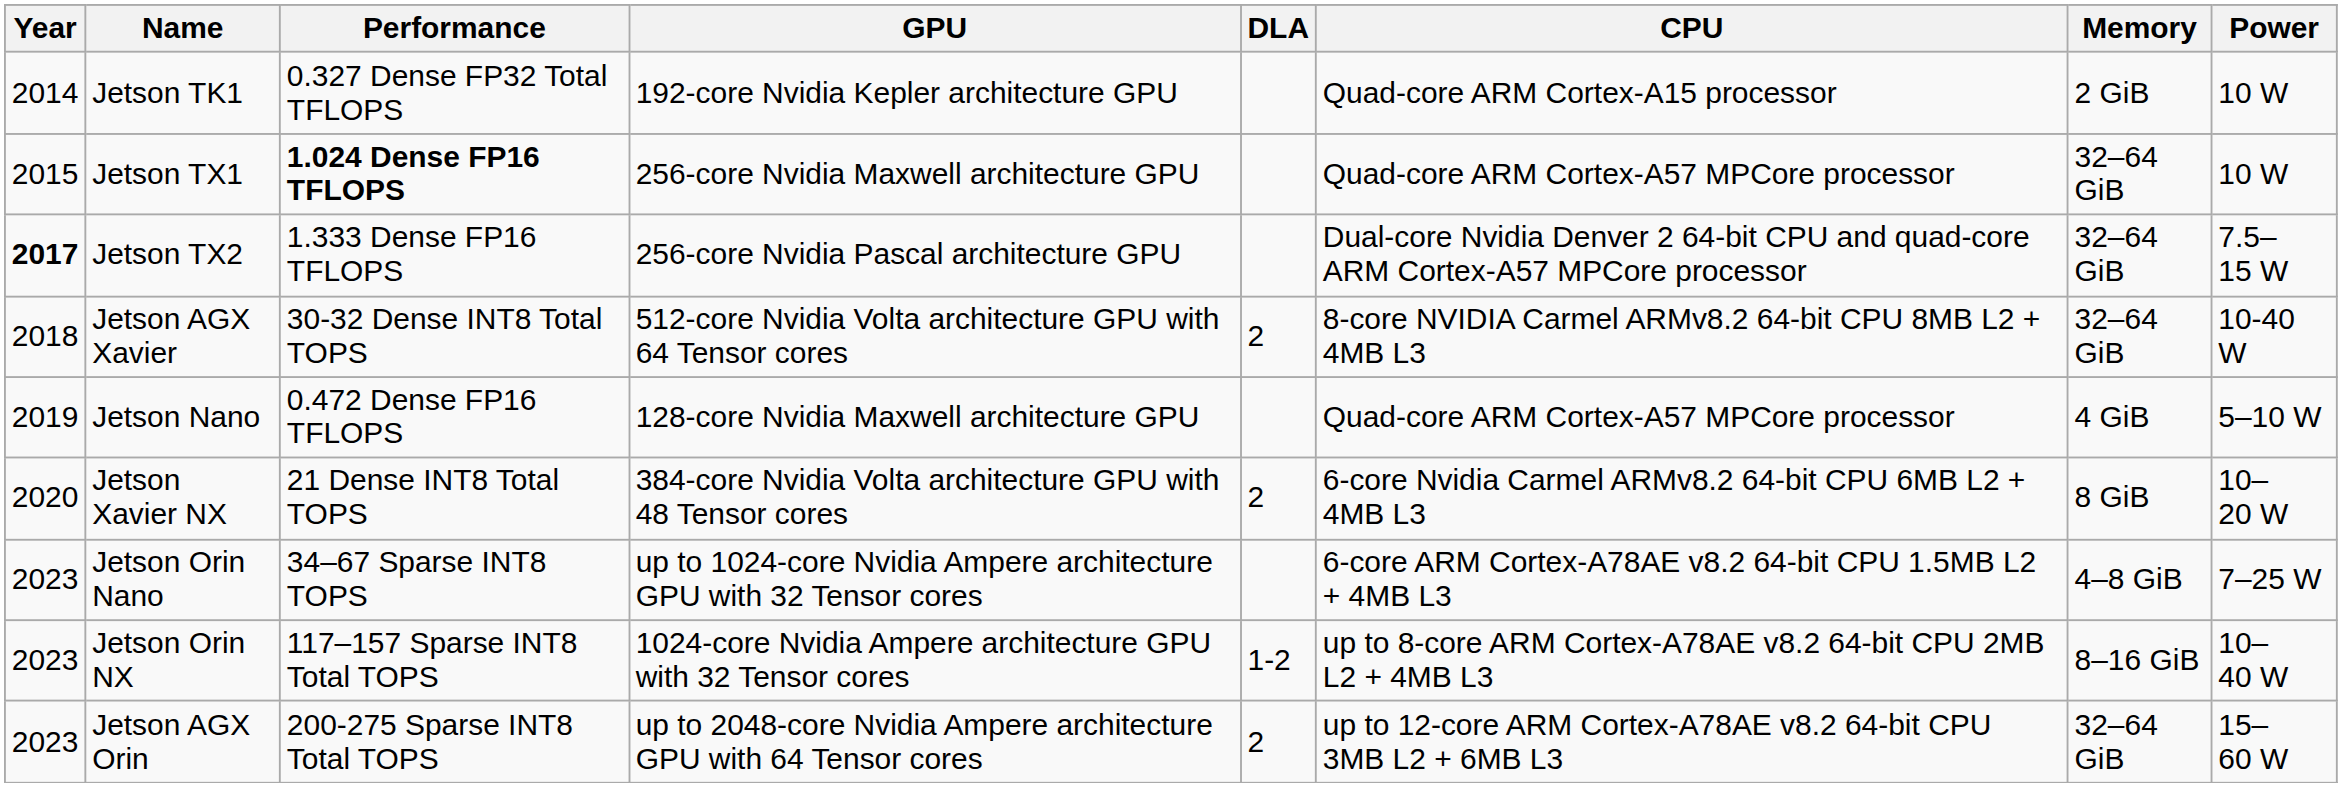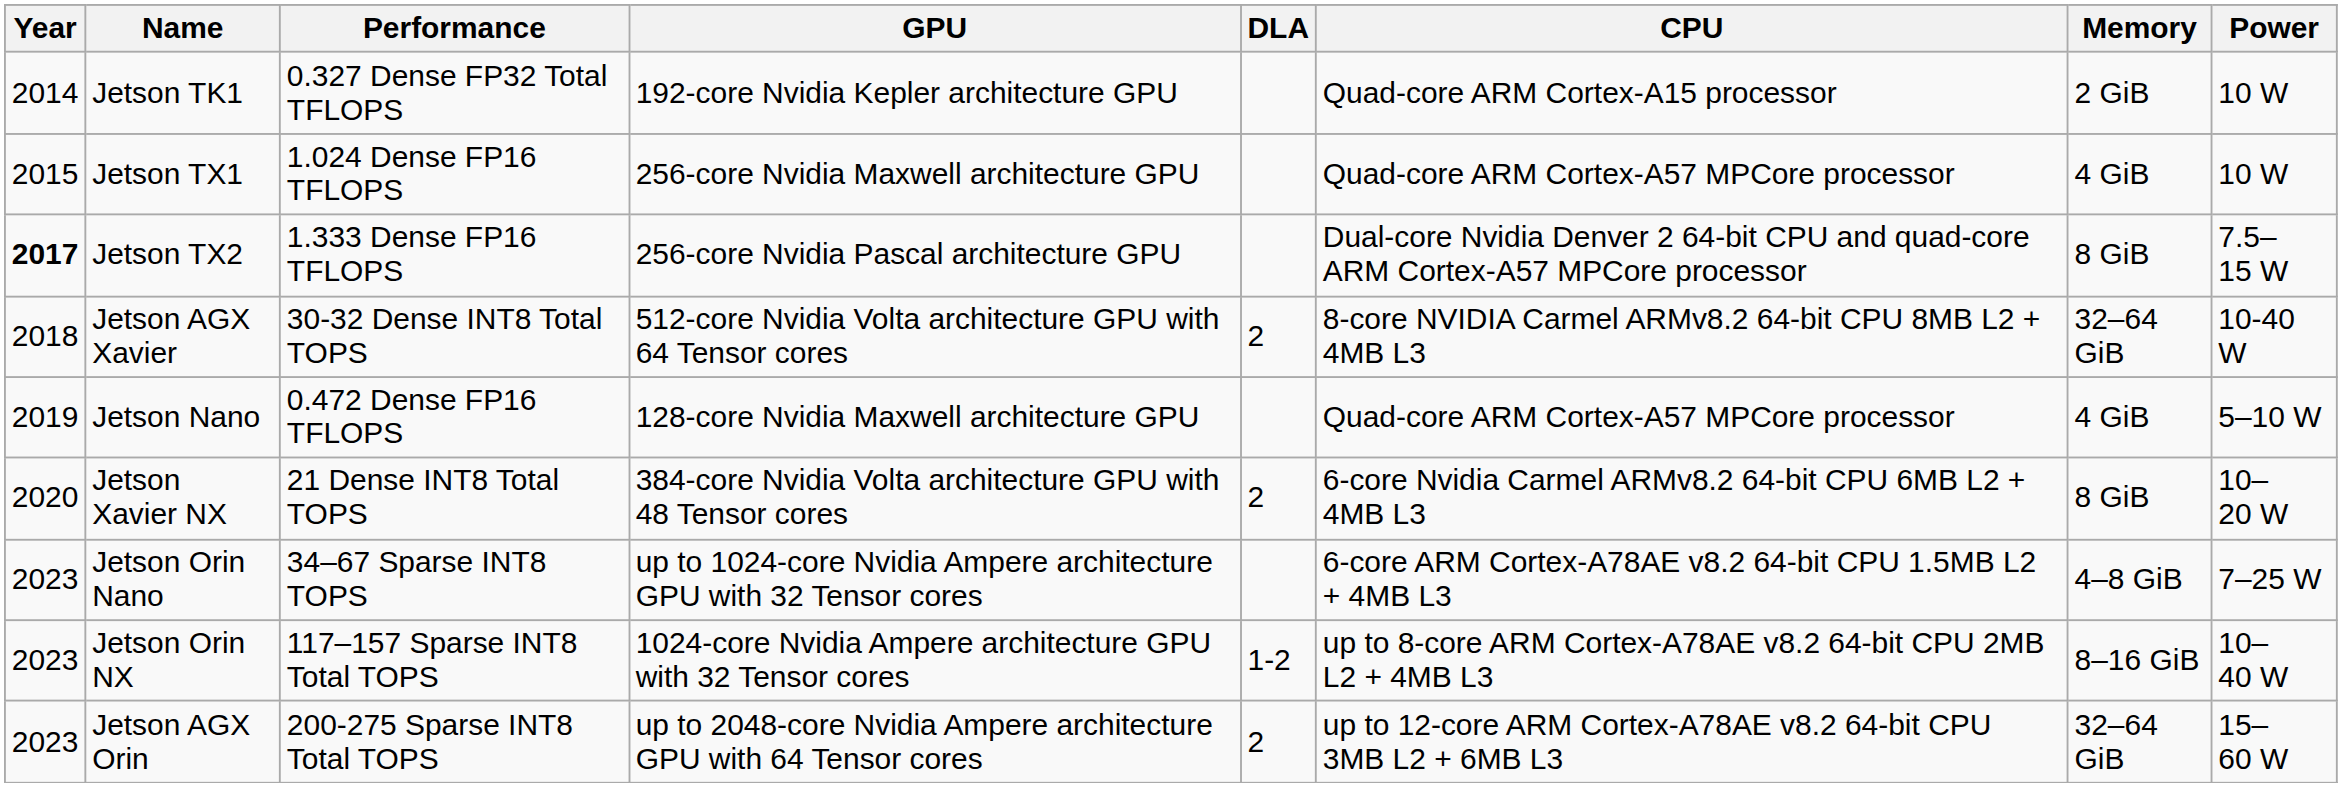(413, 173) bold -> (412, 173) normal
(2116, 173) 32–64 GiB -> (2112, 173) 4 GiB
(2116, 254) 32–64 GiB -> (2112, 254) 8 GiB
